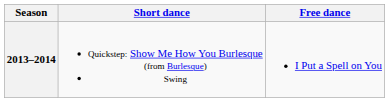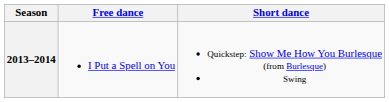columns swapped: (162, 13) <-> (325, 13)
